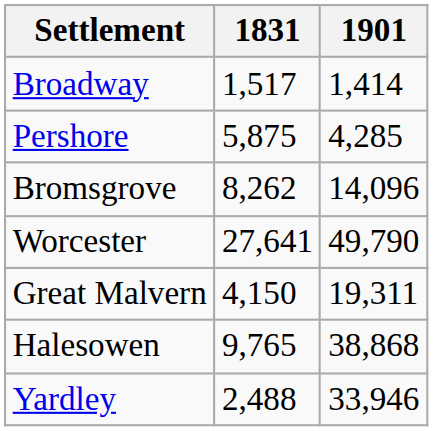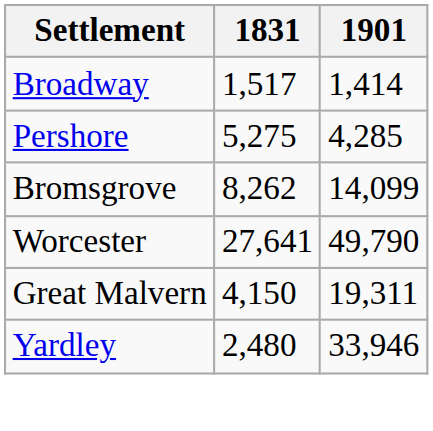(259, 135) 5,875 -> (259, 135) 5,275
(374, 188) 14,096 -> (374, 188) 14,099
- row: (86, 345)
(259, 398) 2,488 -> (259, 345) 2,480
